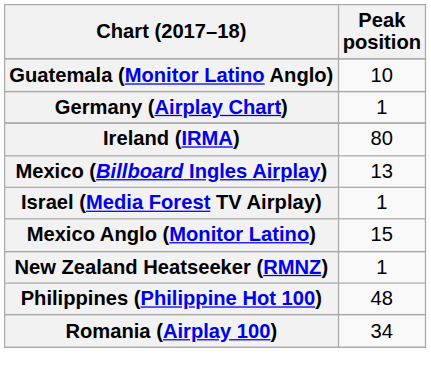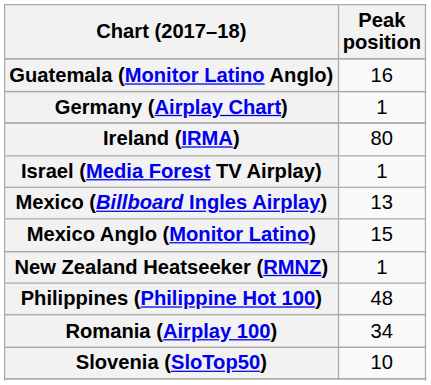(382, 75) 10 -> (382, 75) 16
rows swapped: (171, 203) <-> (171, 171)
+ row: (171, 362)
